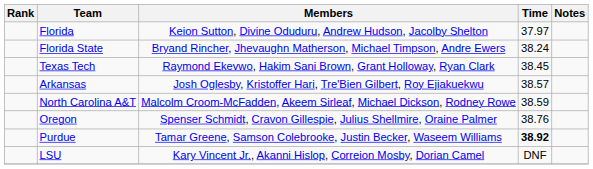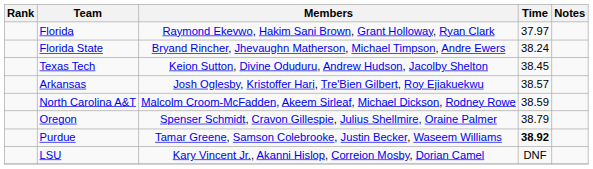(328, 31) Keion Sutton, Divine Oduduru, Andrew Hudson, Jacolby Shelton -> (328, 31) Raymond Ekevwo, Hakim Sani Brown, Grant Holloway, Ryan Clark
(328, 66) Raymond Ekevwo, Hakim Sani Brown, Grant Holloway, Ryan Clark -> (328, 66) Keion Sutton, Divine Oduduru, Andrew Hudson, Jacolby Shelton
(535, 119) 38.76 -> (535, 119) 38.79
